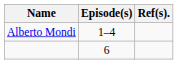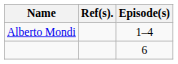columns swapped: (107, 13) <-> (154, 13)
